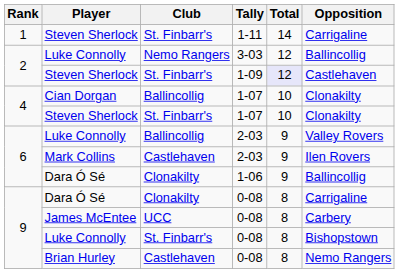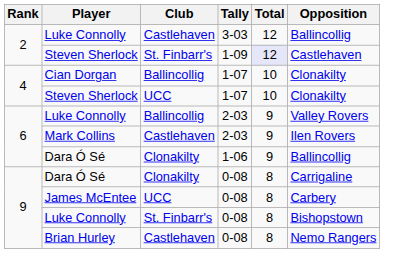- row: (91, 34)
(187, 55) Nemo Rangers -> (179, 34) Castlehaven
(178, 116) St. Finbarr's -> (158, 95) UCC
